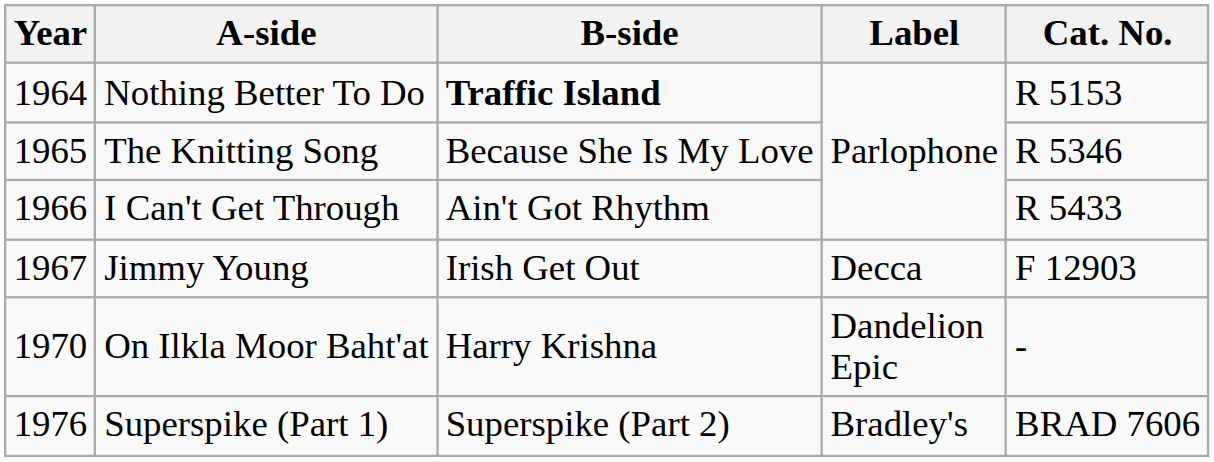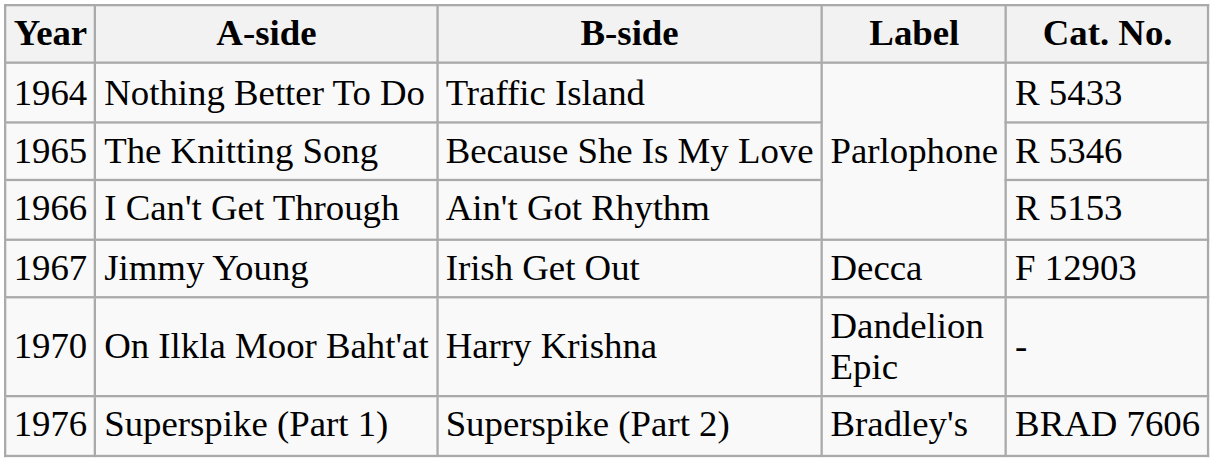(553, 92) bold -> (545, 92) normal
(1069, 92) R 5153 -> (1069, 92) R 5433
(1069, 208) R 5433 -> (1069, 208) R 5153
